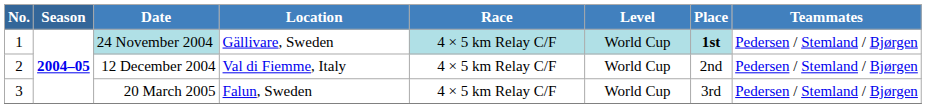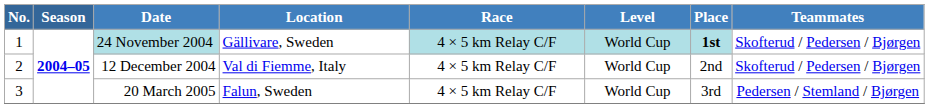(827, 41) Pedersen / Stemland / Bjørgen -> (828, 41) Skofterud / Pedersen / Bjørgen
(827, 66) Pedersen / Stemland / Bjørgen -> (828, 66) Skofterud / Pedersen / Bjørgen
